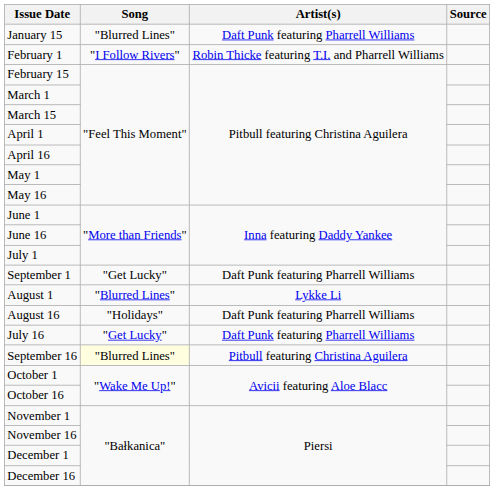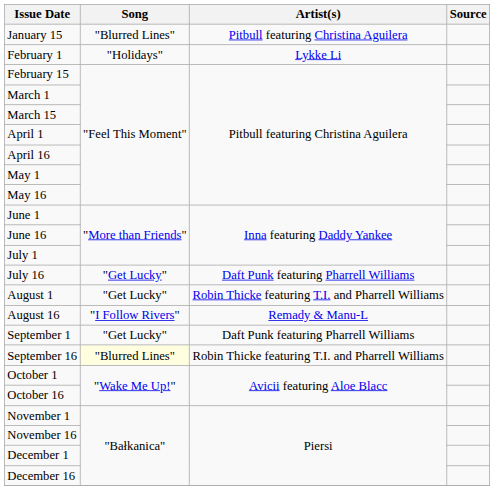(318, 34) Daft Punk featuring Pharrell Williams -> (318, 34) Pitbull featuring Christina Aguilera
(135, 54) "I Follow Rivers" -> (135, 54) "Holidays"
(318, 54) Robin Thicke featuring T.I. and Pharrell Williams -> (318, 54) Lykke Li
rows swapped: (26, 335) <-> (39, 275)
(135, 295) "Blurred Lines" -> (135, 295) "Get Lucky"
(318, 295) Lykke Li -> (318, 295) Robin Thicke featuring T.I. and Pharrell Williams
(135, 315) "Holidays" -> (135, 315) "I Follow Rivers"
(318, 315) Daft Punk featuring Pharrell Williams -> (318, 315) Remady & Manu-L
(318, 355) Pitbull featuring Christina Aguilera -> (318, 355) Robin Thicke featuring T.I. and Pharrell Williams
